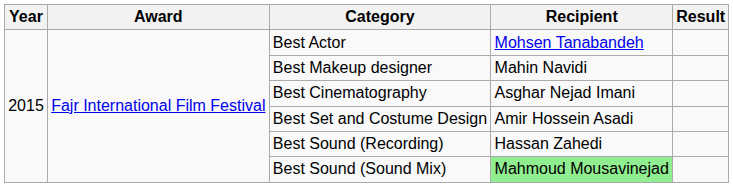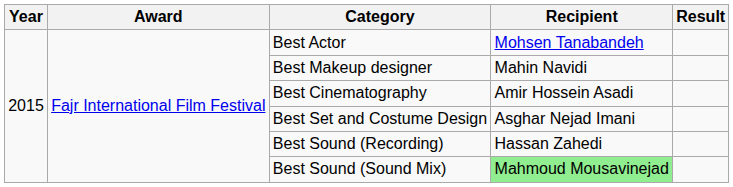(565, 93) Asghar Nejad Imani -> (564, 93) Amir Hossein Asadi
(564, 118) Amir Hossein Asadi -> (565, 118) Asghar Nejad Imani
